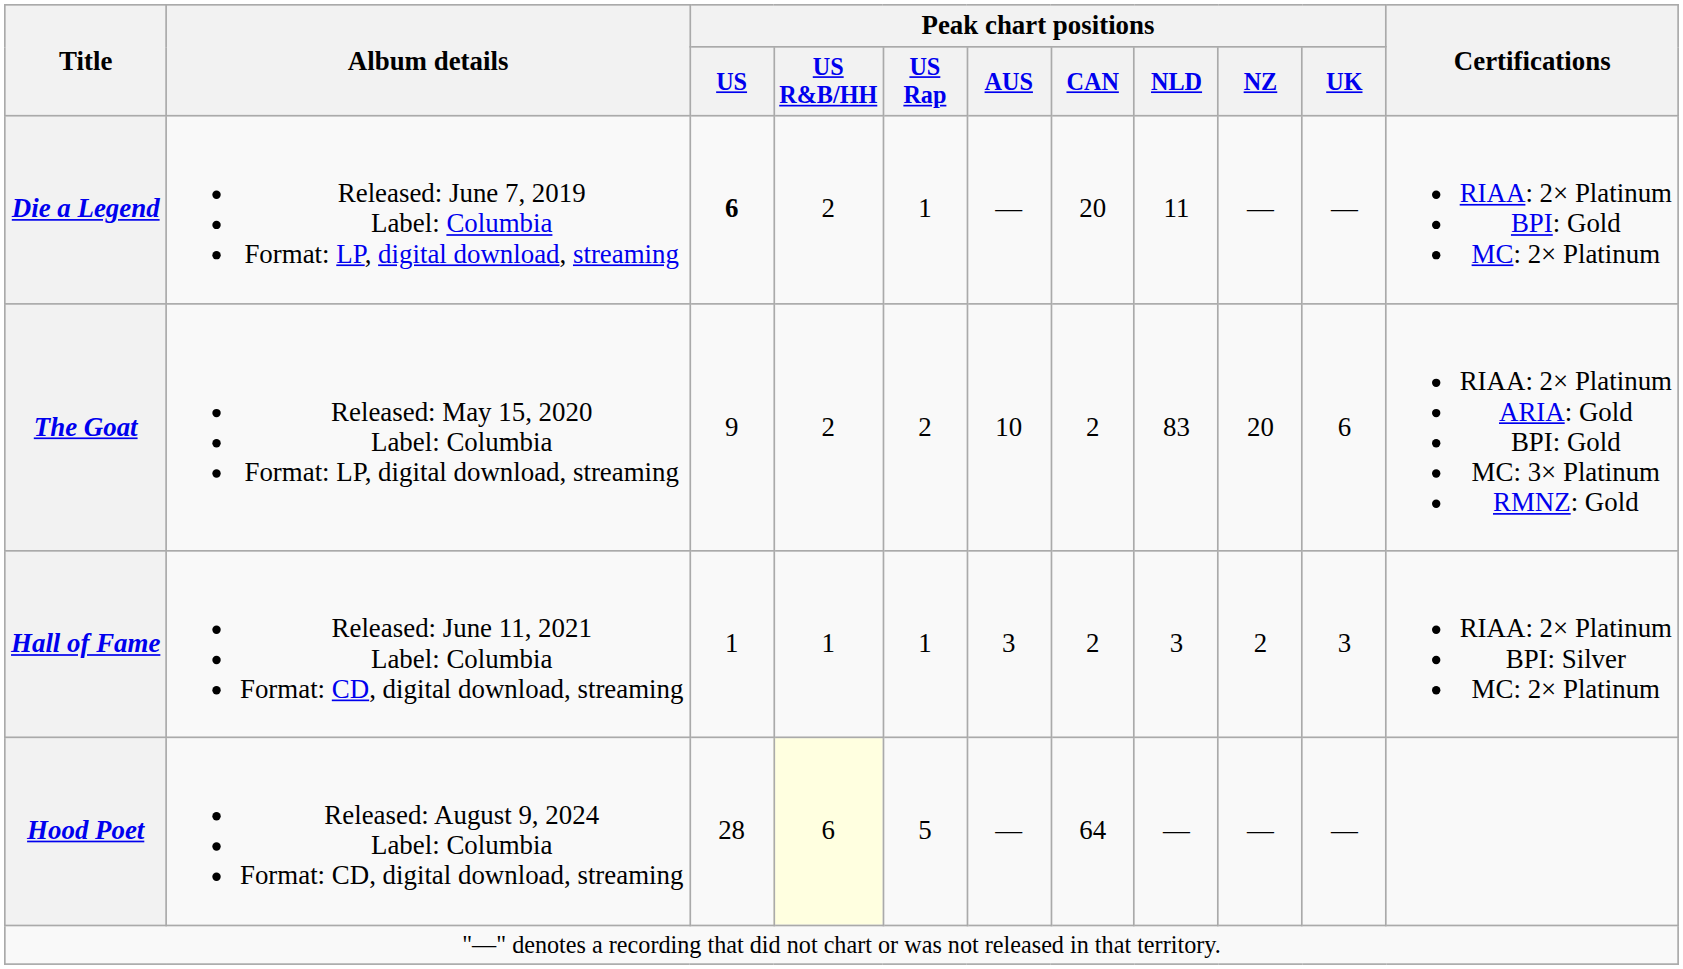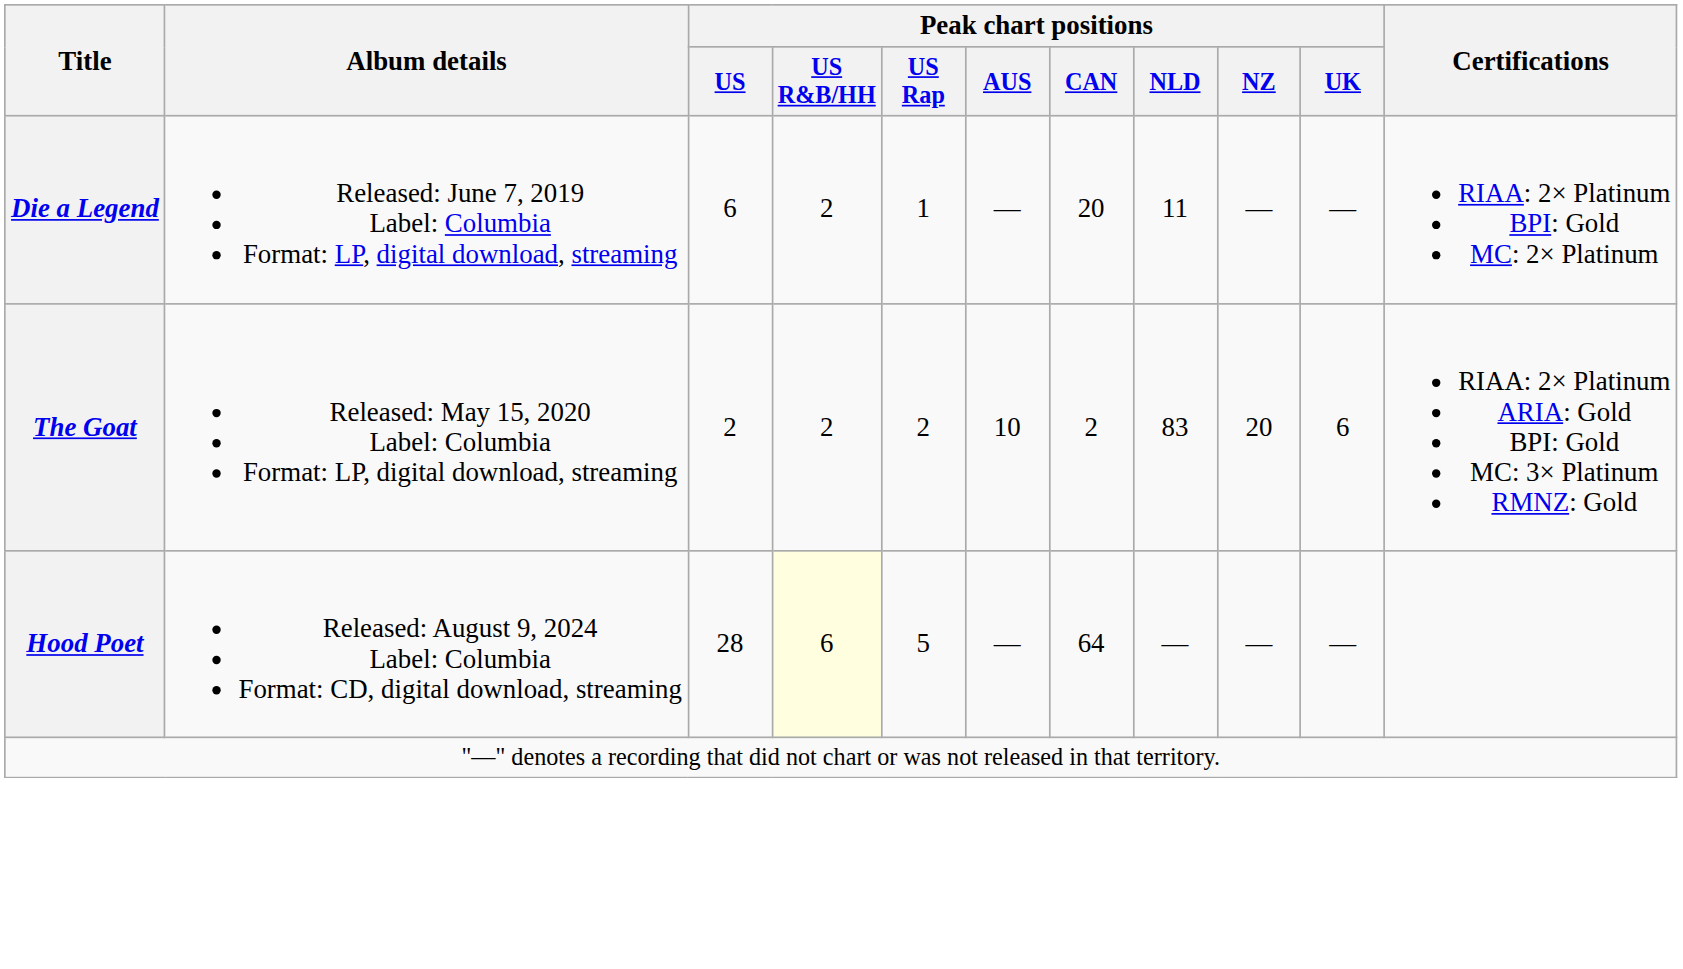(732, 209) bold -> (730, 209) normal
(732, 426) 9 -> (730, 426) 2
- row: (86, 643)
